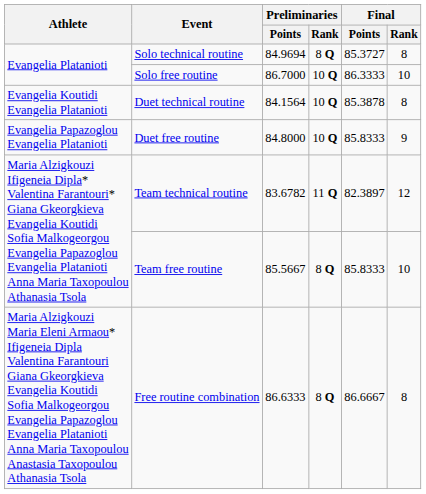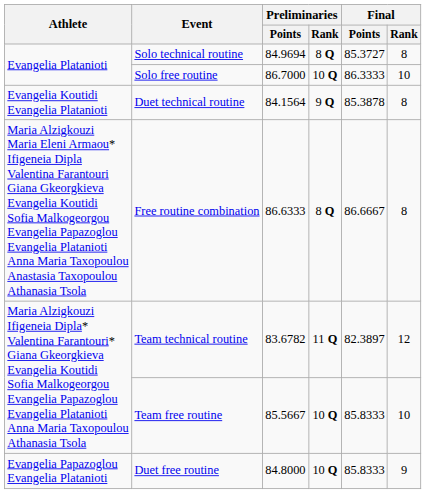(325, 103) 10 Q -> (325, 103) 9 Q
rows swapped: (177, 138) <-> (197, 398)
(325, 269) 8 Q -> (325, 415) 10 Q
